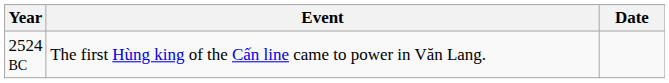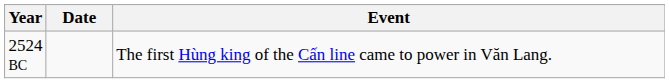columns swapped: (632, 17) <-> (323, 17)
